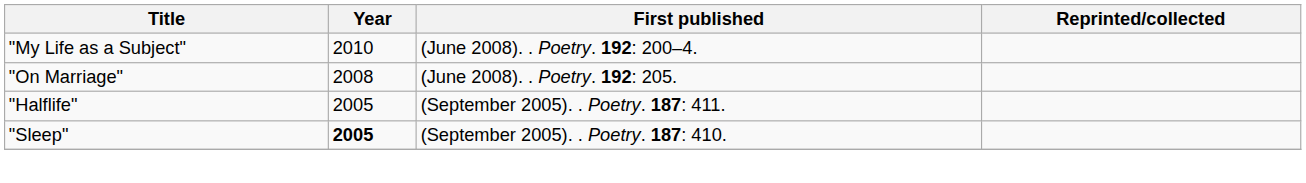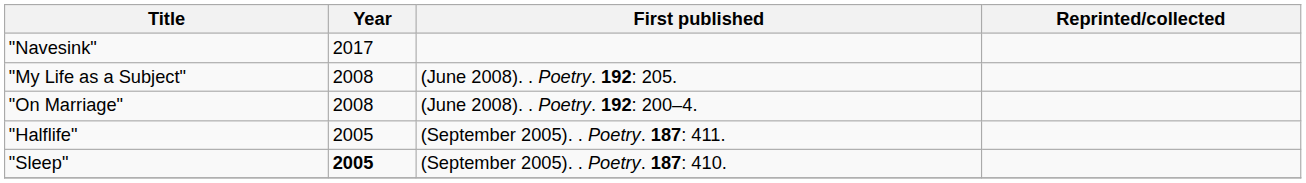+ row: (53, 47)
(353, 47) 2010 -> (353, 76) 2008
(559, 47) (June 2008). . Poetry. 192: 200–4. -> (549, 76) (June 2008). . Poetry. 192: 205.
(549, 76) (June 2008). . Poetry. 192: 205. -> (559, 105) (June 2008). . Poetry. 192: 200–4.
